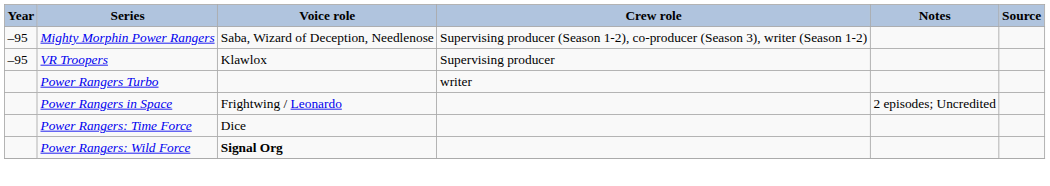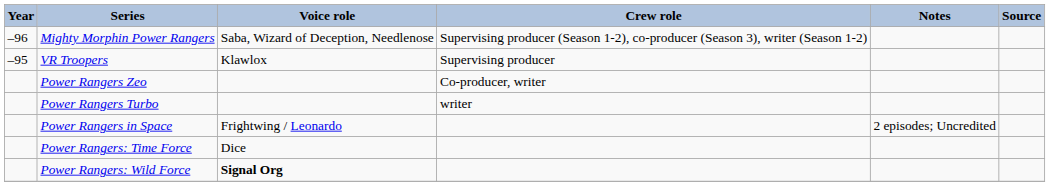(18, 37) –95 -> (18, 37) –96
+ row: (94, 81)
